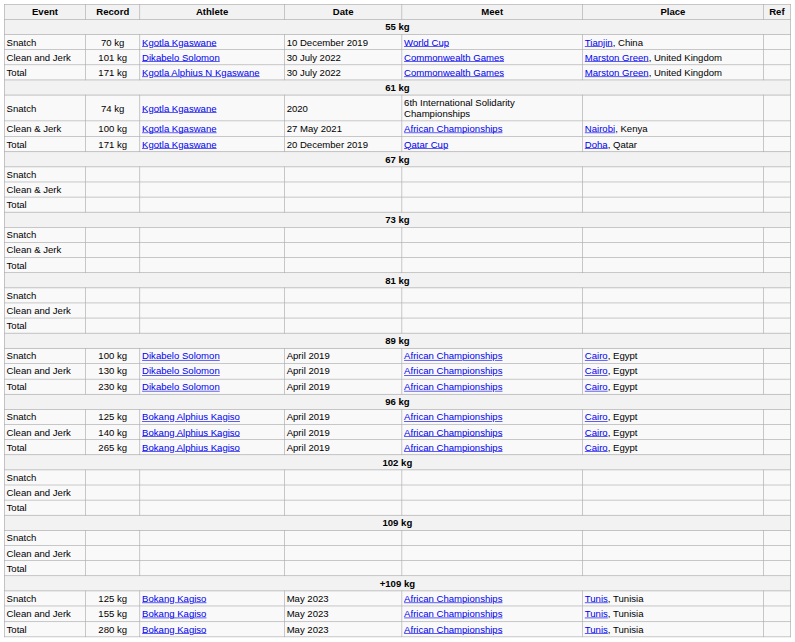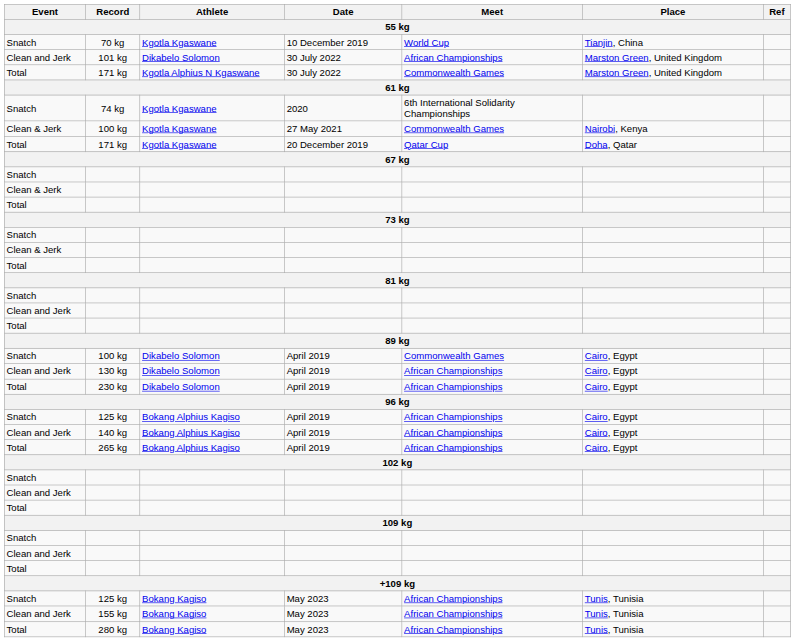(454, 58) Commonwealth Games -> (453, 58) African Championships
(453, 129) African Championships -> (454, 129) Commonwealth Games
(453, 356) African Championships -> (454, 356) Commonwealth Games
